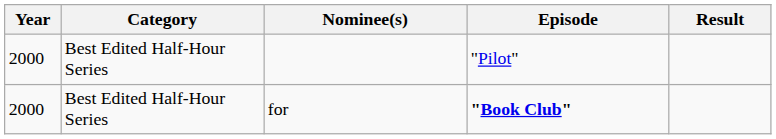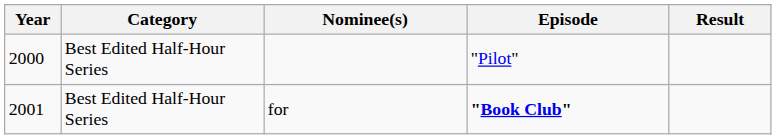(26, 109) 2000 -> (26, 109) 2001
